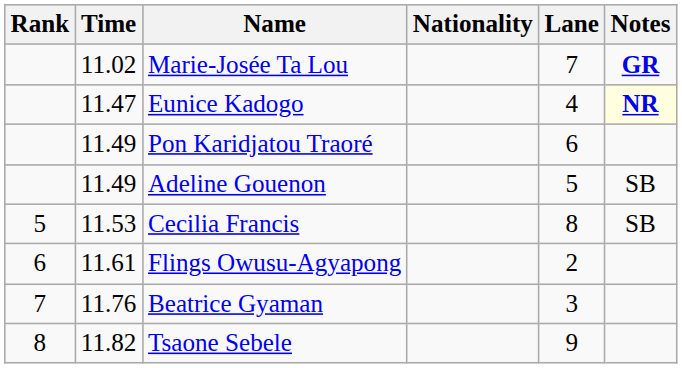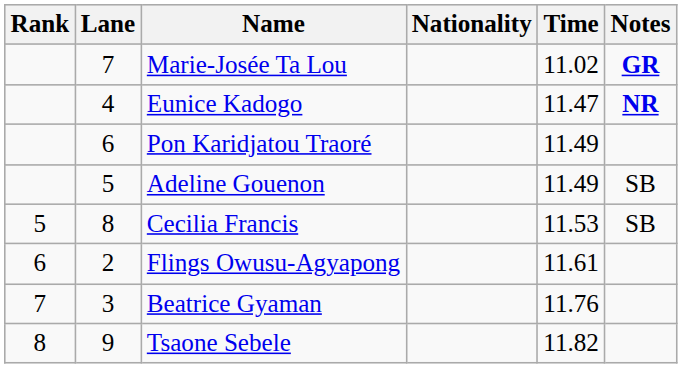columns swapped: (572, 24) <-> (109, 24)
(640, 104) lightyellow background -> (640, 104) no background
